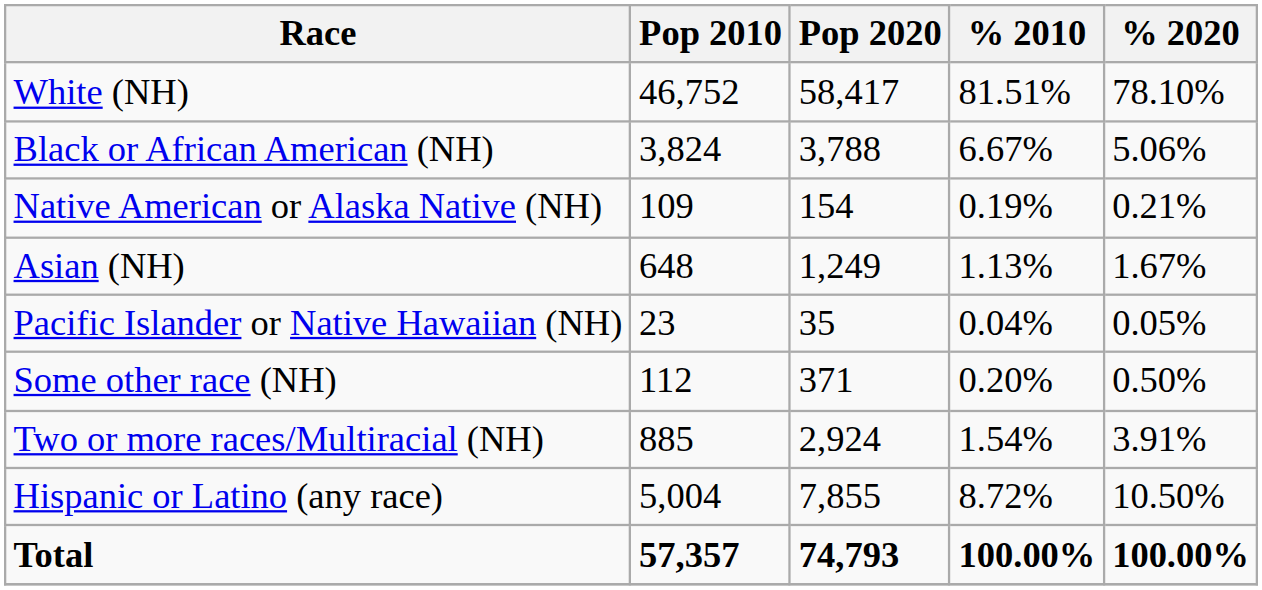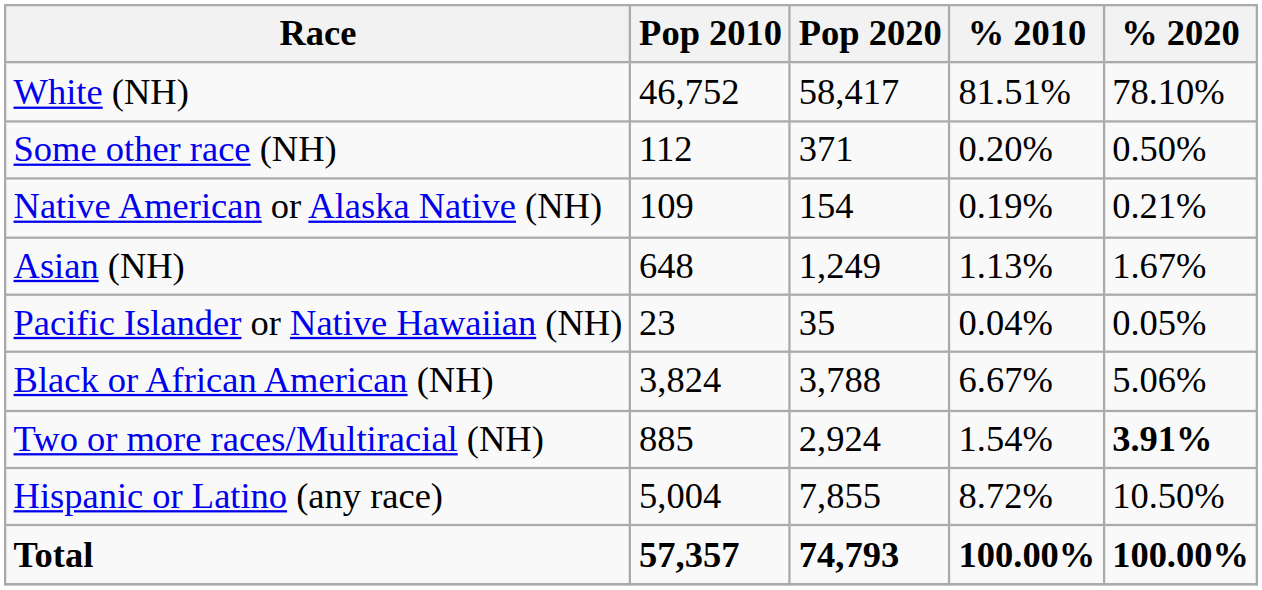rows swapped: (254, 149) <-> (175, 380)
(1159, 438) normal -> (1162, 438) bold
